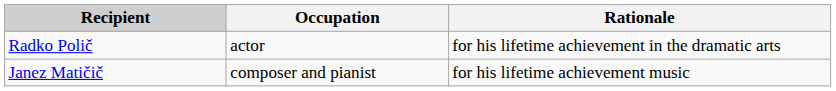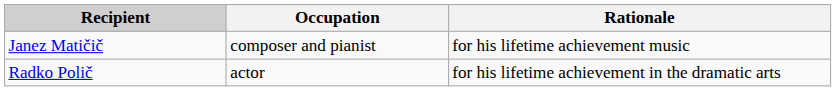rows swapped: (56, 72) <-> (51, 45)
